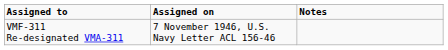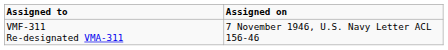- column: (313, 12)
